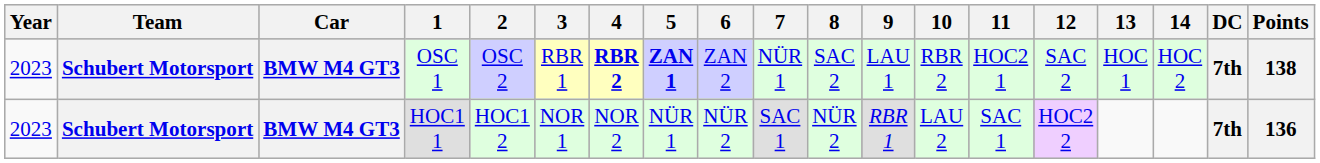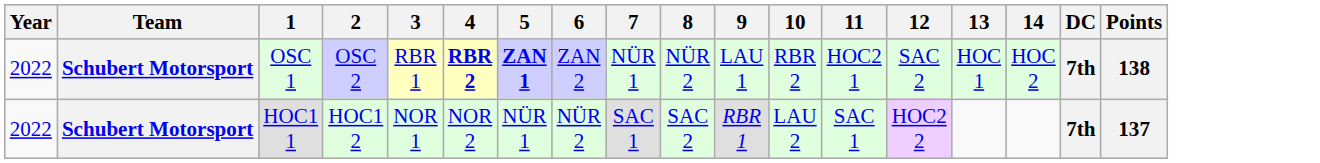- column: (332, 21)
(31, 68) 2023 -> (31, 68) 2022
(834, 68) SAC 2 -> (688, 68) NÜR 2
(31, 128) 2023 -> (31, 128) 2022
(834, 128) NÜR 2 -> (688, 128) SAC 2
(1281, 128) 136 -> (1134, 128) 137
